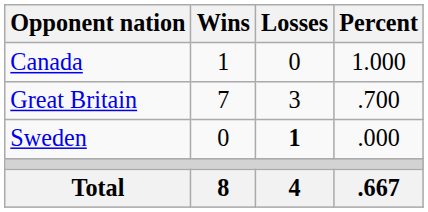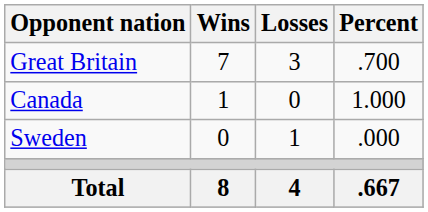rows swapped: (47, 61) <-> (74, 100)
(295, 138) bold -> (295, 138) normal
